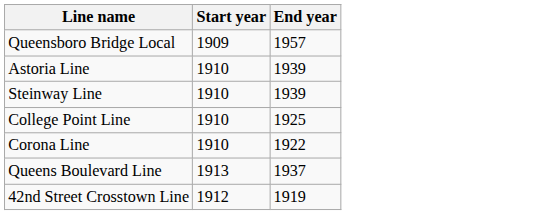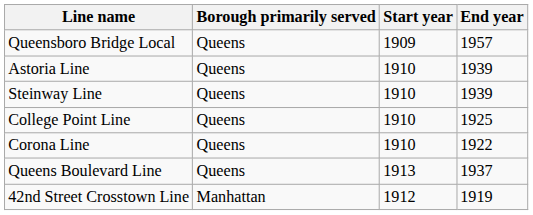+ column: (286, 17)
